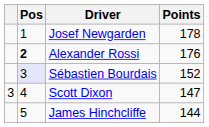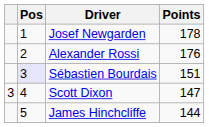(23, 54) bold -> (23, 54) normal
(190, 74) 152 -> (190, 74) 151
